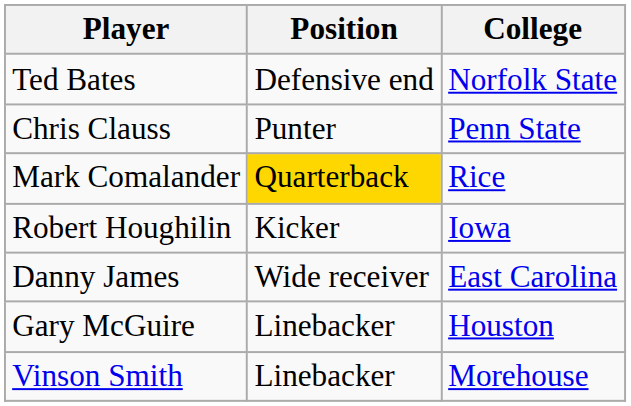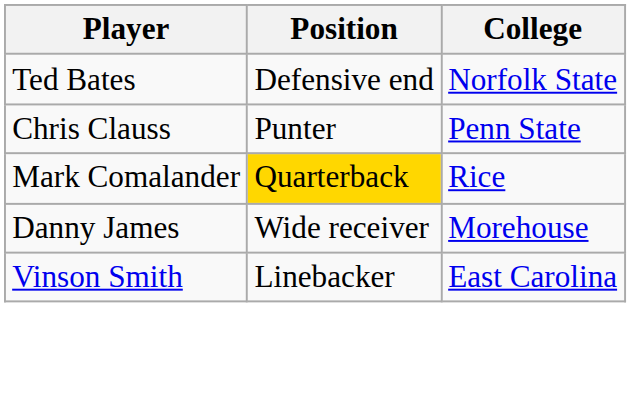- row: (122, 227)
(533, 276) East Carolina -> (518, 227) Morehouse
- row: (104, 326)
(518, 375) Morehouse -> (533, 276) East Carolina
